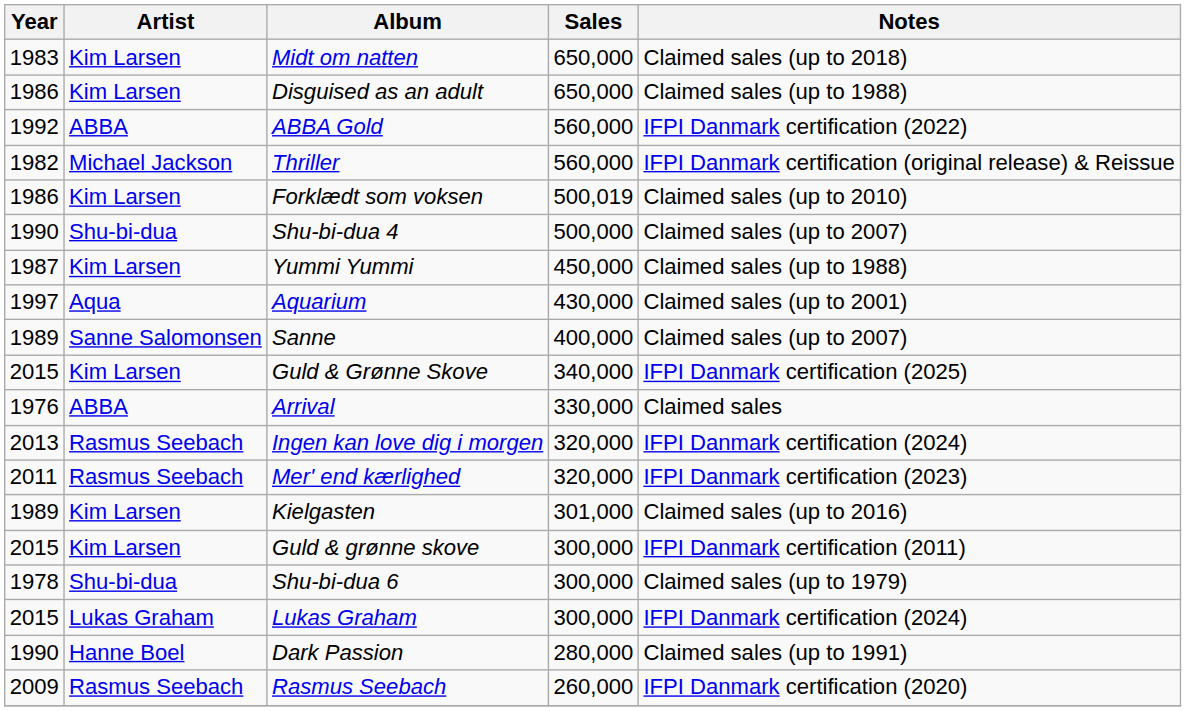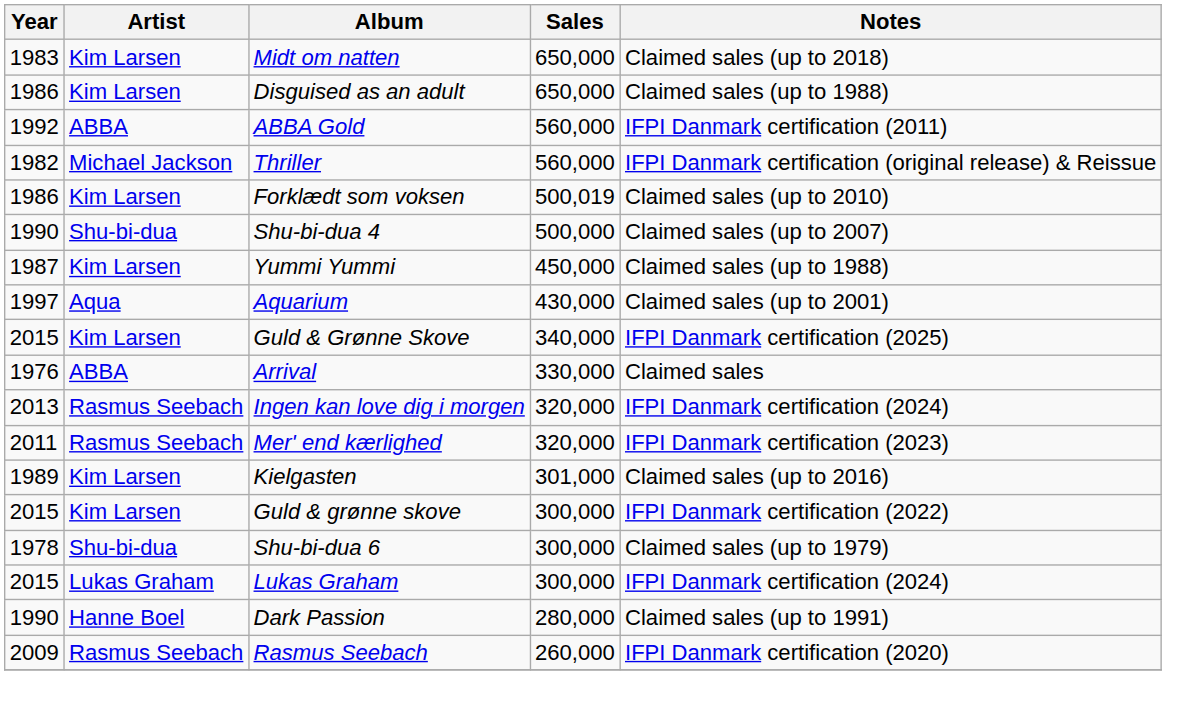(805, 127) IFPI Danmark certification (2022) -> (786, 127) IFPI Danmark certification (2011)
- row: (304, 337)
(805, 547) IFPI Danmark certification (2011) -> (787, 512) IFPI Danmark certification (2022)
